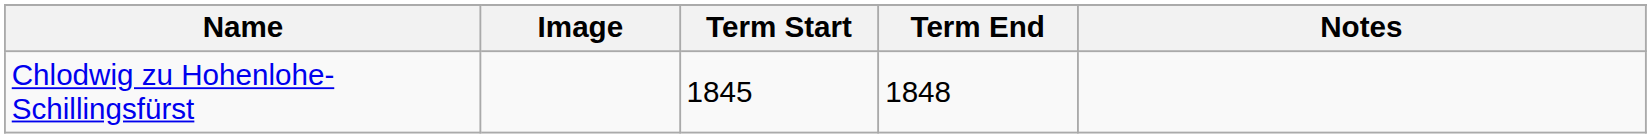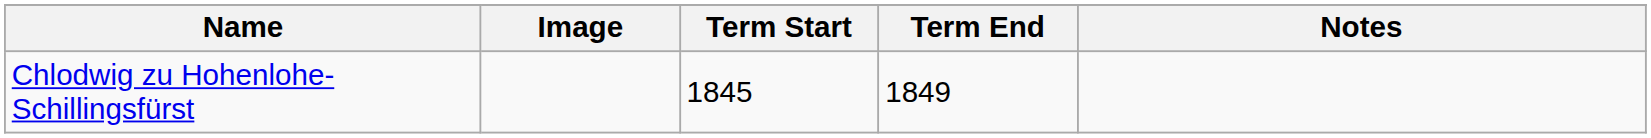(918, 91) 1848 -> (918, 91) 1849
